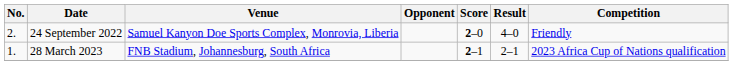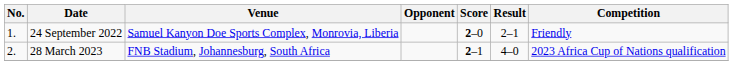(12, 32) 2. -> (12, 32) 1.
(510, 32) 4–0 -> (510, 32) 2–1
(12, 51) 1. -> (12, 51) 2.
(510, 51) 2–1 -> (510, 51) 4–0
